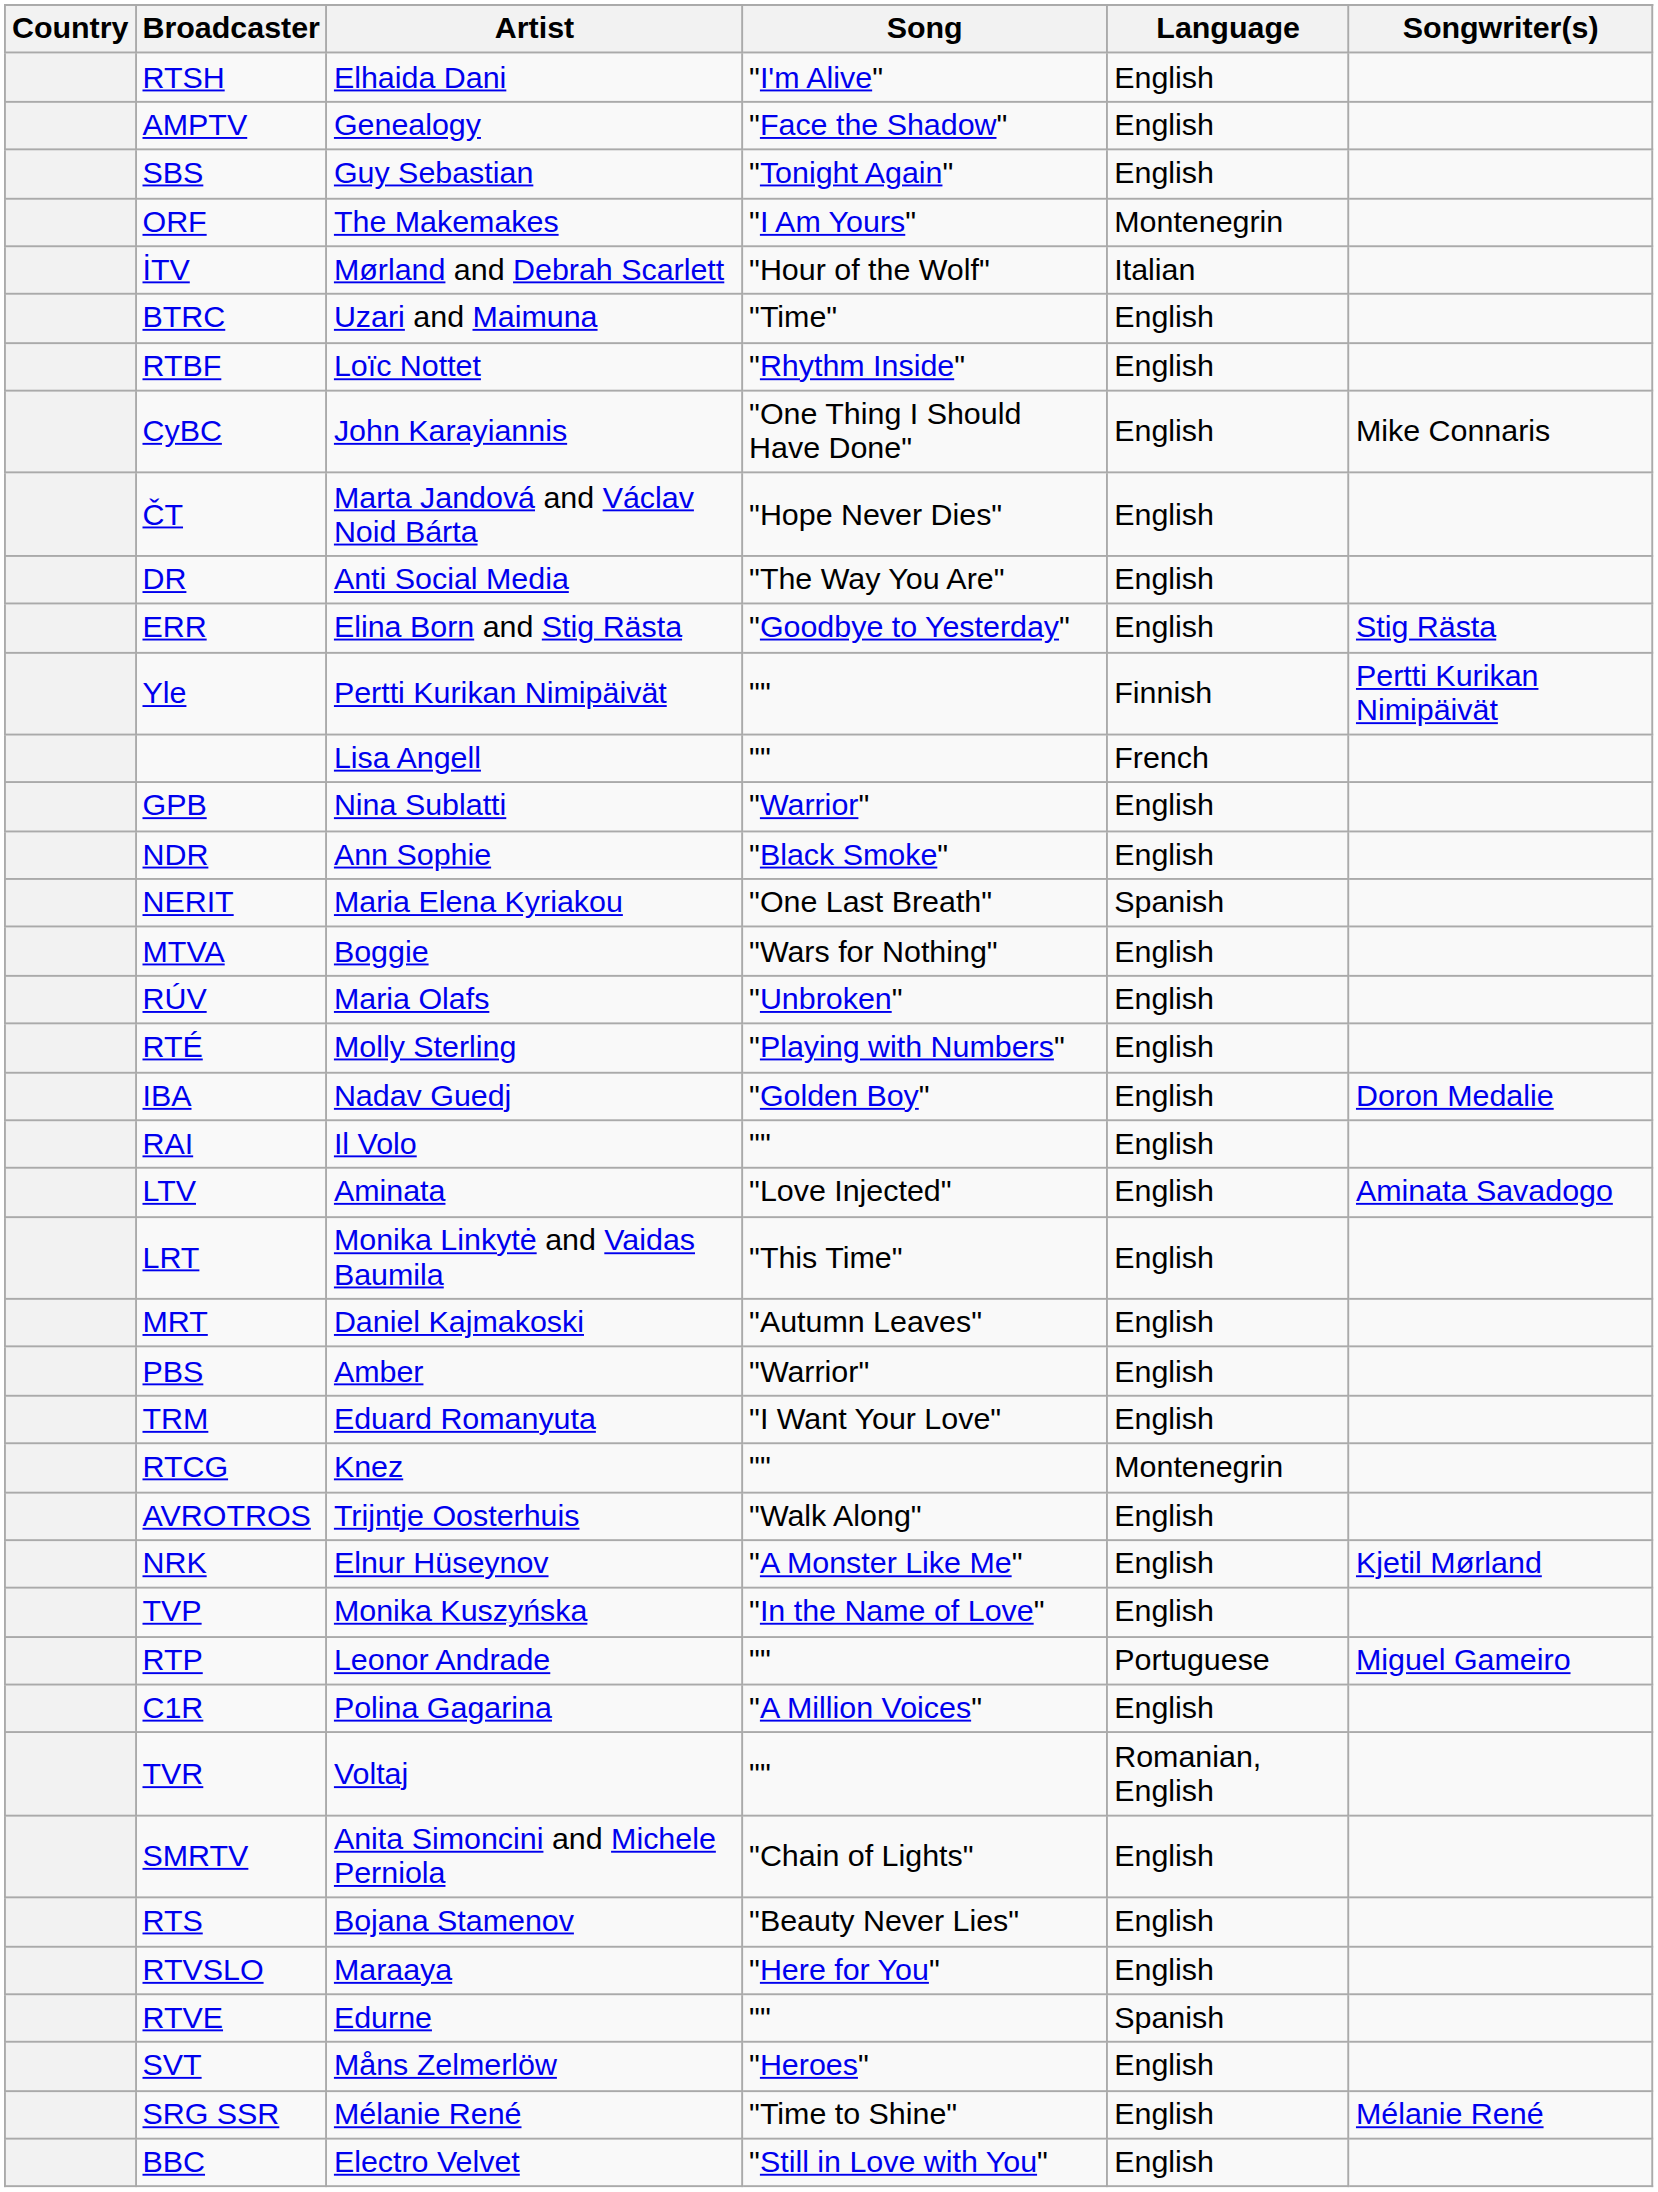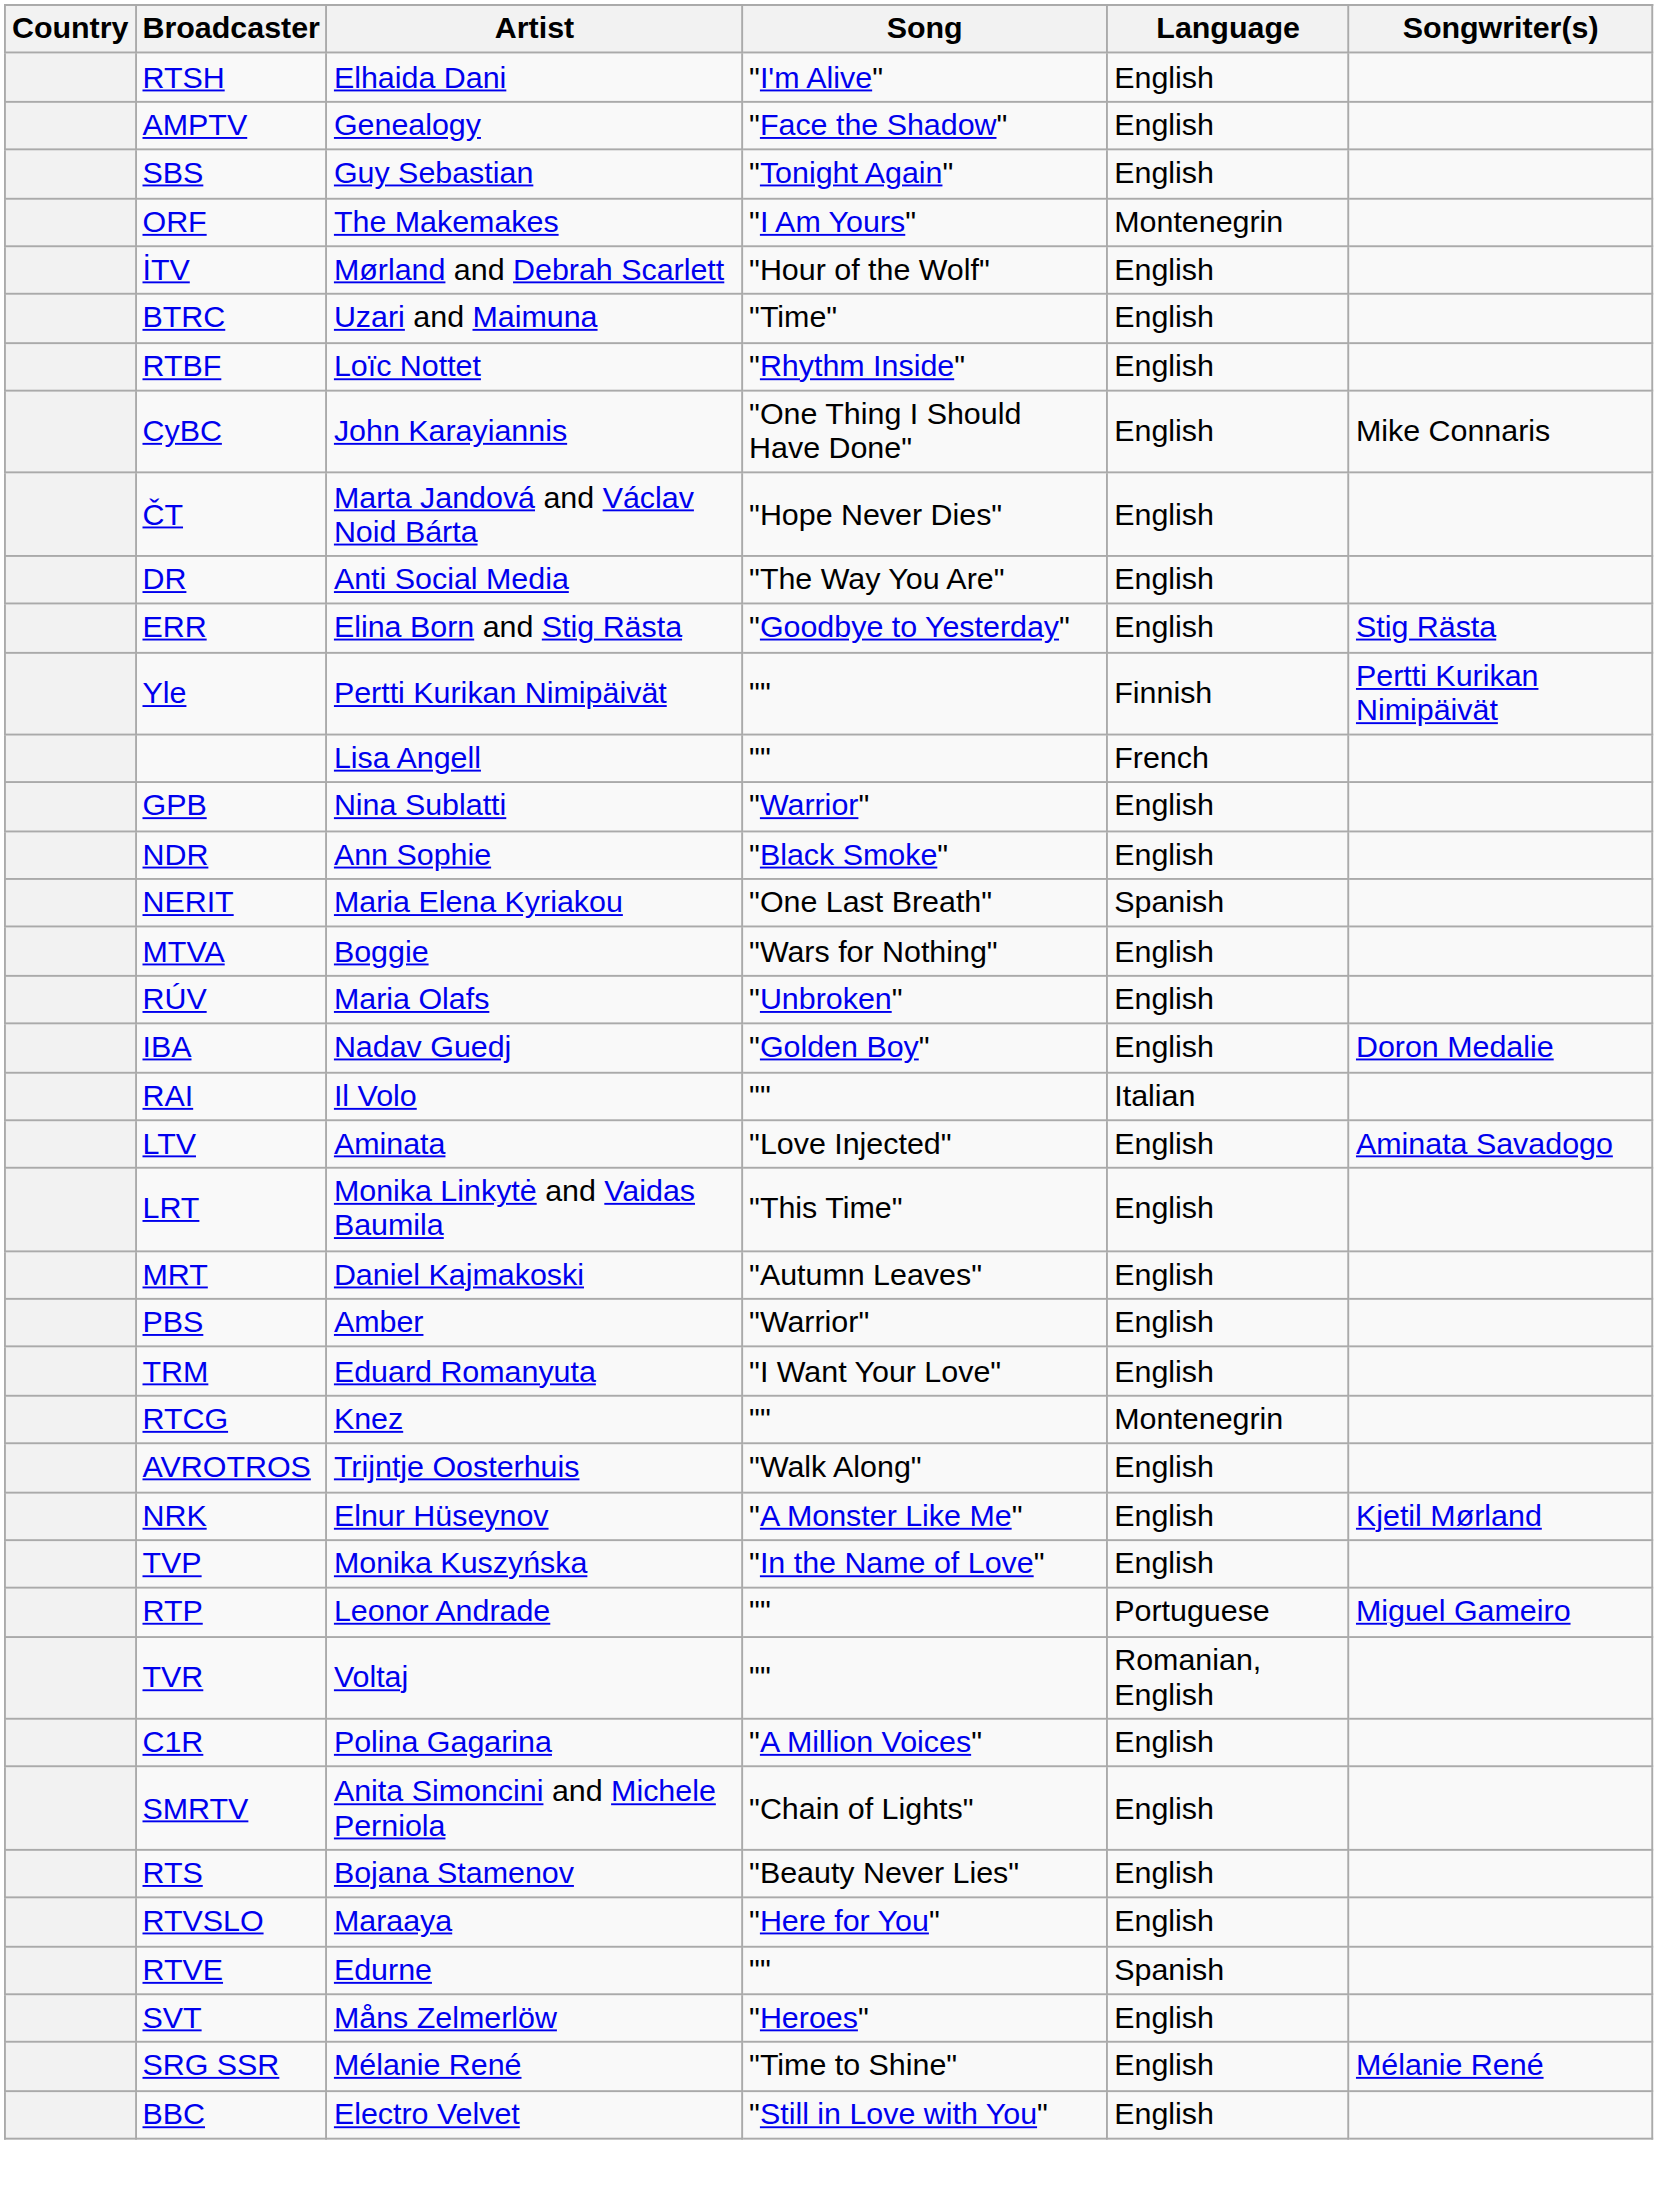(1155, 269) Italian -> (1164, 269) English
- row: (173, 1047)
(1164, 1143) English -> (1155, 1095) Italian
rows swapped: (173, 1773) <-> (173, 1708)
